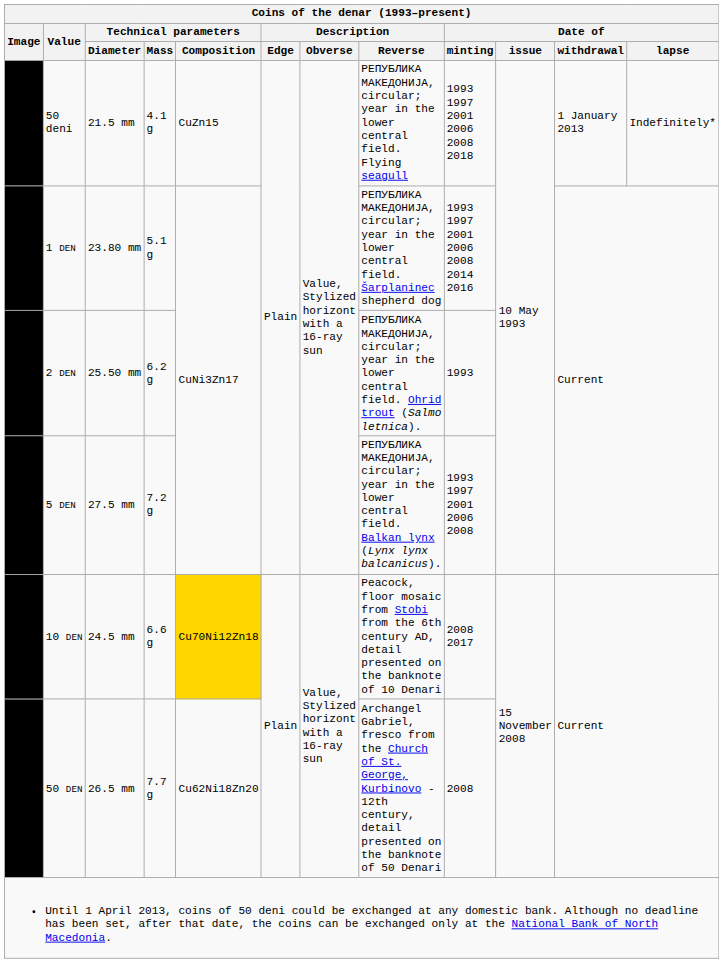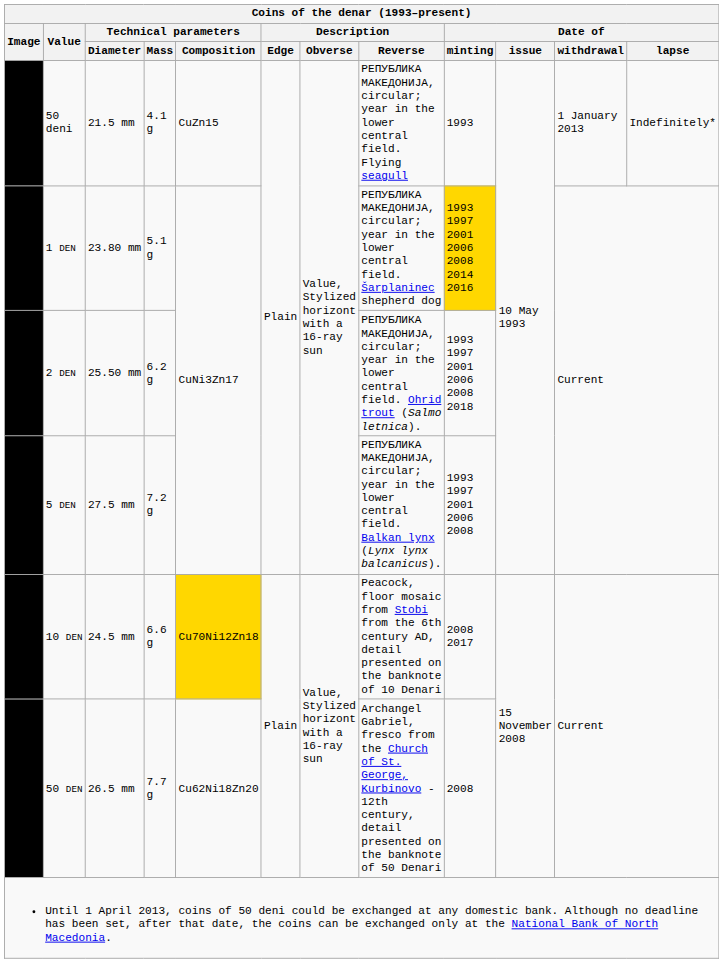(460, 123) 1993 1997 2001 2006 2008 2018 -> (460, 123) 1993
(460, 248) no background -> (460, 248) gold background
(460, 373) 1993 -> (460, 373) 1993 1997 2001 2006 2008 2018
